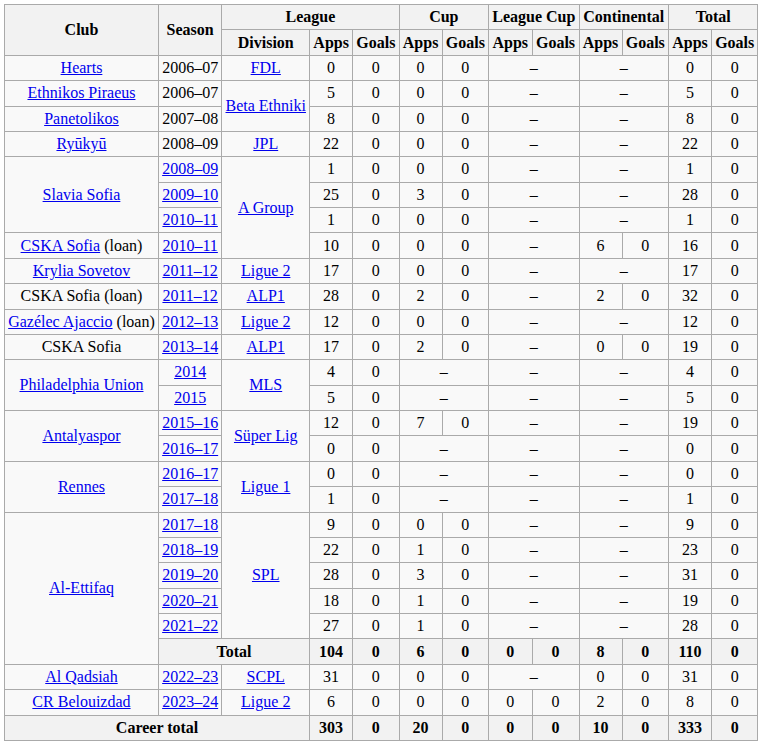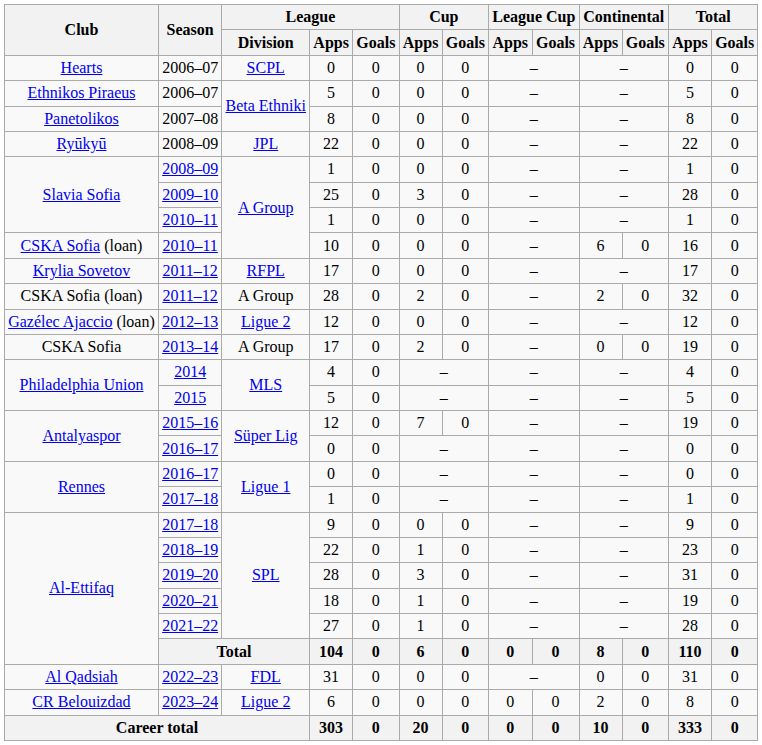(266, 67) FDL -> (266, 67) SCPL
(266, 270) Ligue 2 -> (266, 270) RFPL
(266, 296) ALP1 -> (266, 296) A Group
(266, 347) ALP1 -> (266, 347) A Group
(266, 676) SCPL -> (266, 676) FDL
